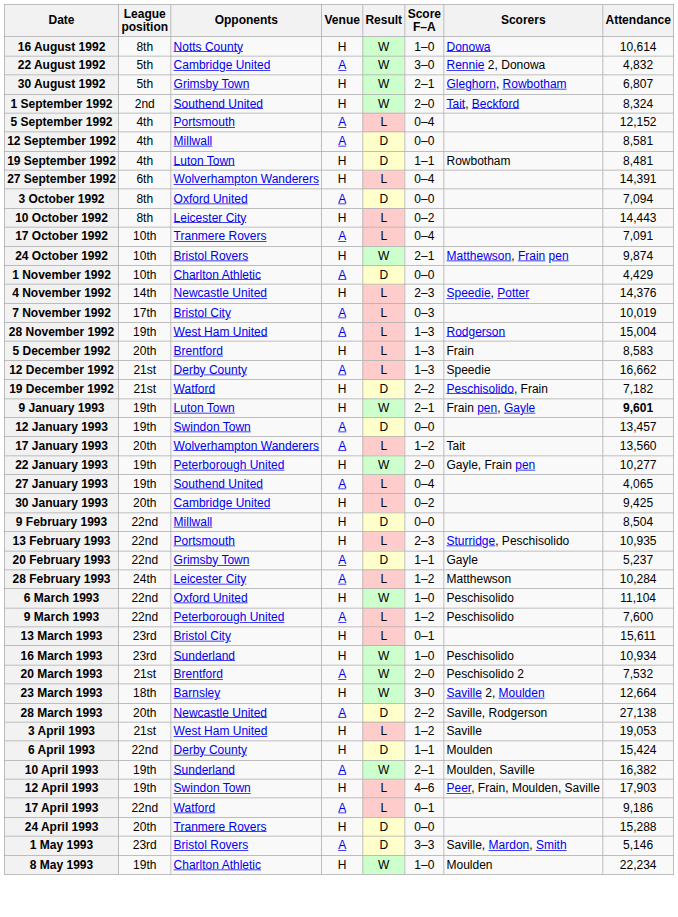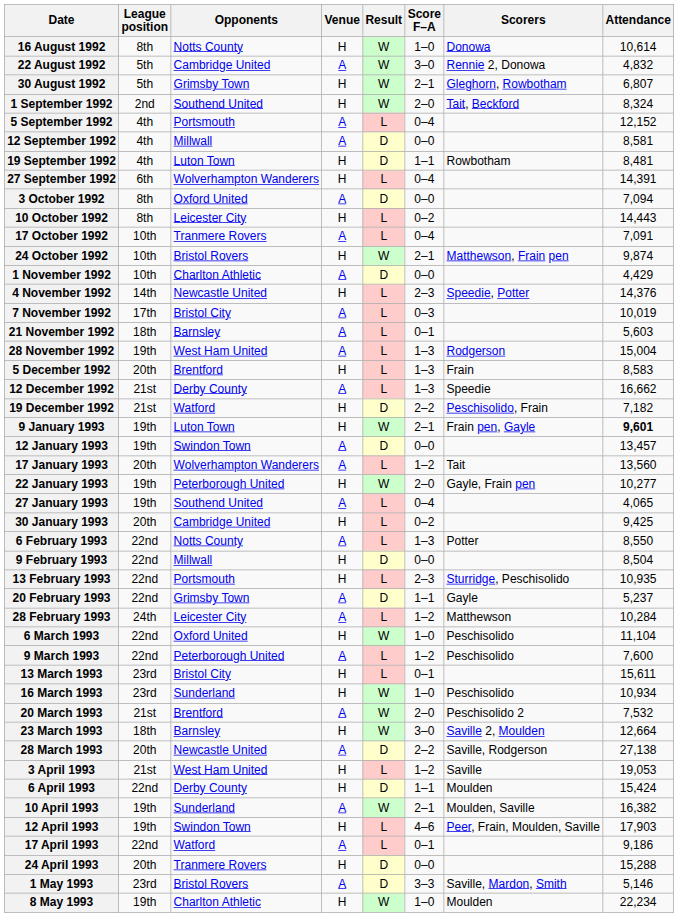+ row: (62, 332)
+ row: (62, 541)
